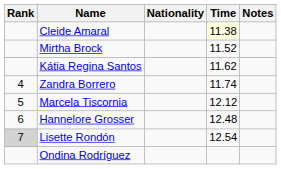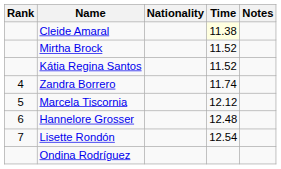(223, 66) 11.62 -> (223, 66) 11.52
(21, 137) lightgrey background -> (21, 137) no background
